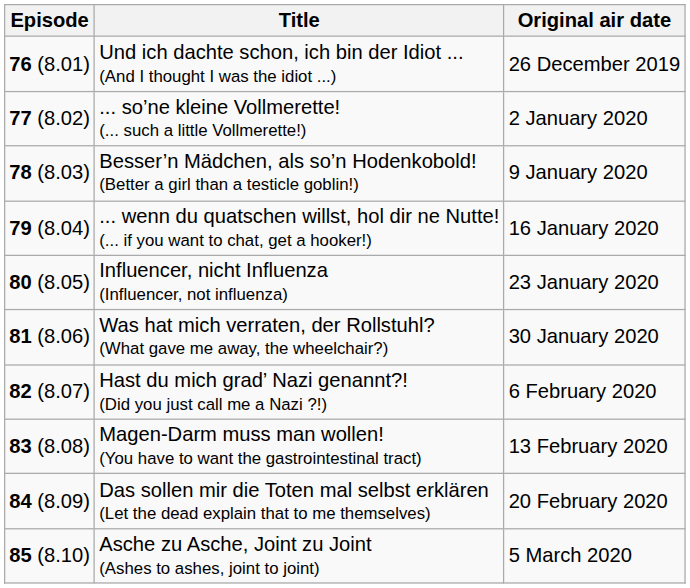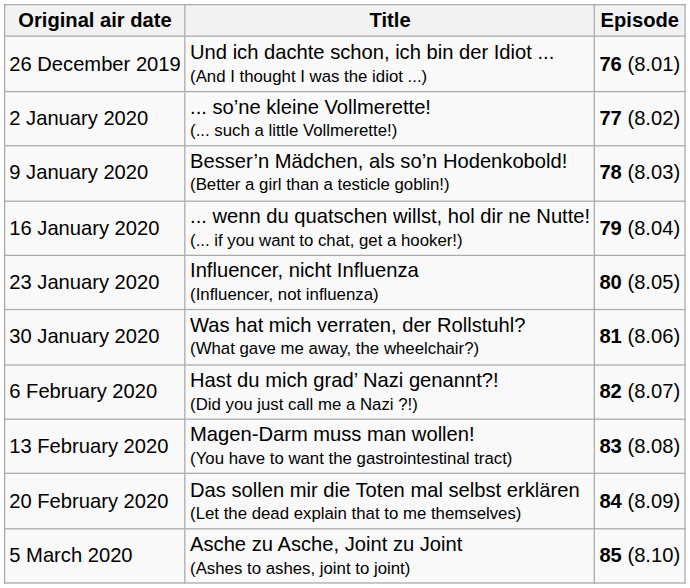columns swapped: (50, 20) <-> (594, 20)
